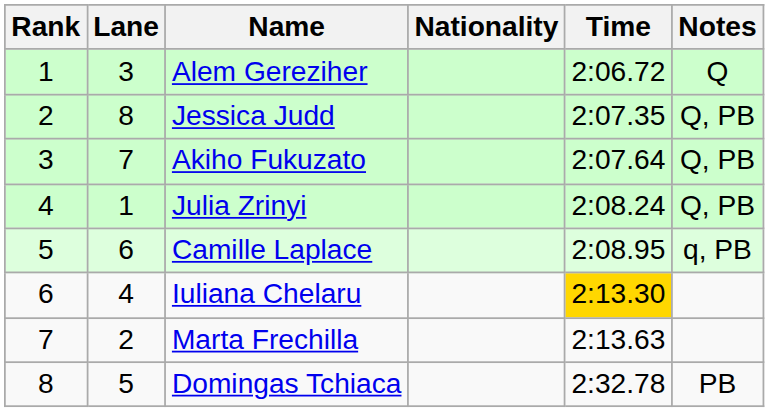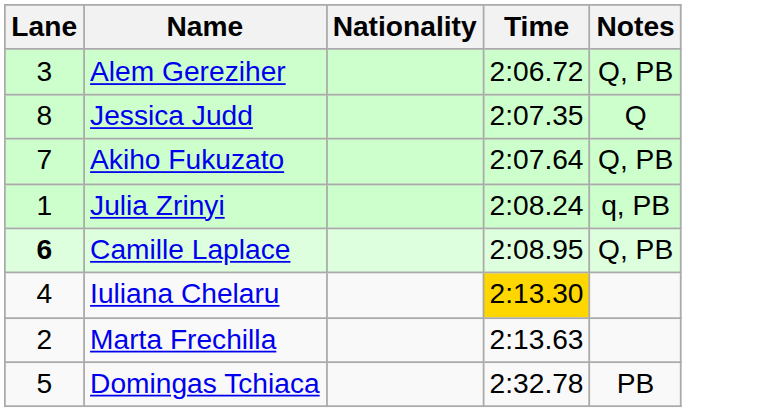- column: (46, 26)
(717, 71) Q -> (636, 71) Q, PB
(717, 116) Q, PB -> (636, 116) Q
(717, 205) Q, PB -> (636, 205) q, PB
(126, 250) normal -> (44, 250) bold
(717, 250) q, PB -> (636, 250) Q, PB
